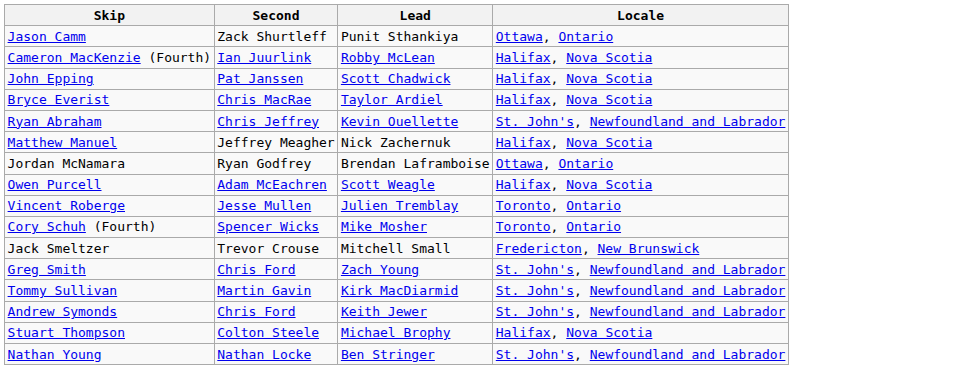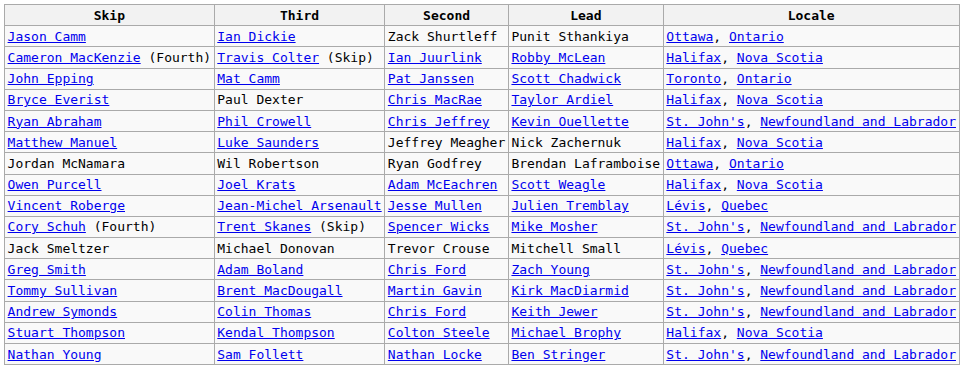+ column: (299, 15)
(574, 79) Halifax, Nova Scotia -> (729, 79) Toronto, Ontario
(558, 206) Toronto, Ontario -> (717, 206) Lévis, Quebec
(558, 227) Toronto, Ontario -> (811, 227) St. John's, Newfoundland and Labrador
(598, 248) Fredericton, New Brunswick -> (717, 248) Lévis, Quebec
